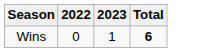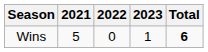+ column: (76, 14)
